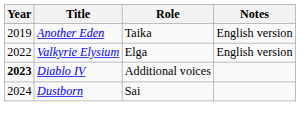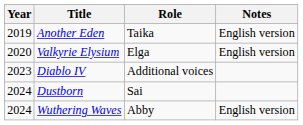(19, 52) 2022 -> (19, 52) 2020
(19, 71) bold -> (19, 71) normal
+ row: (79, 110)
